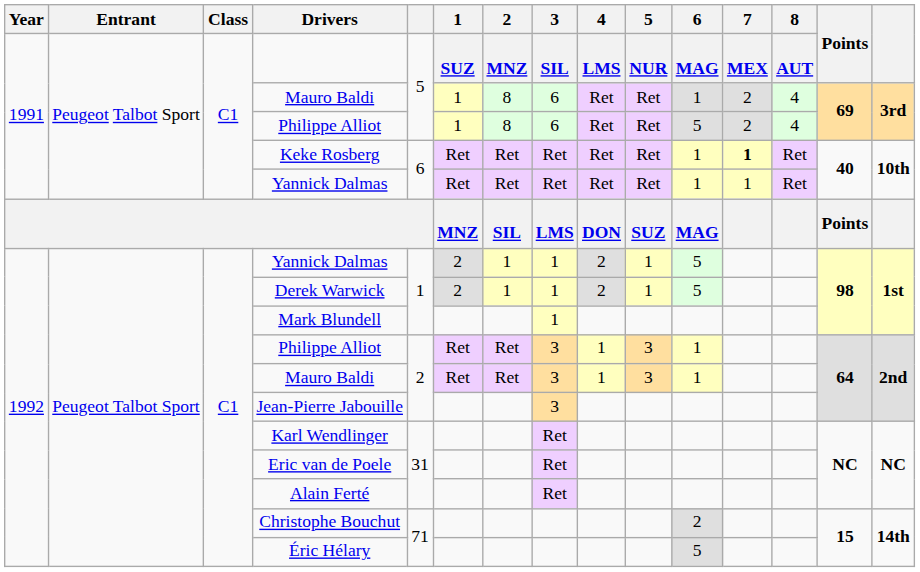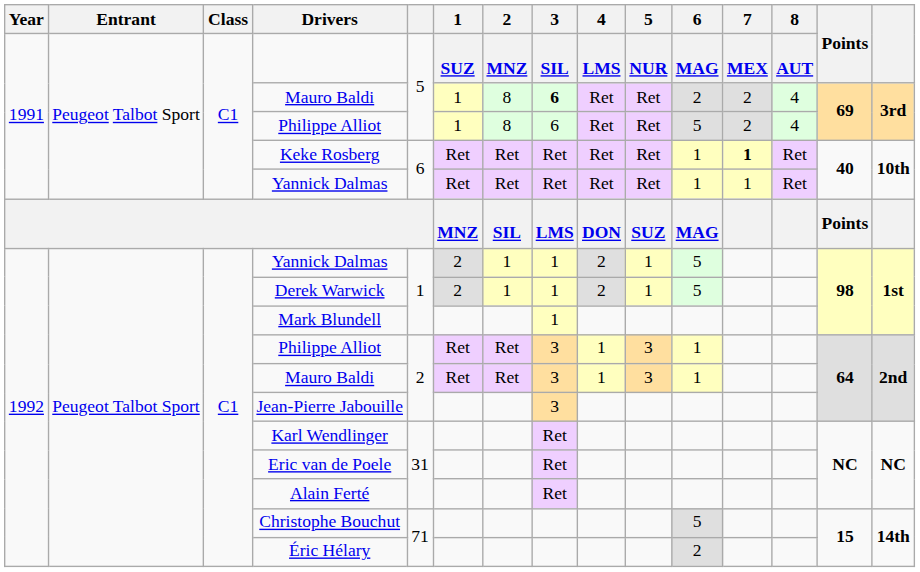(555, 97) normal -> (555, 97) bold
(697, 97) 1 -> (697, 97) 2
(697, 522) 2 -> (697, 522) 5
(697, 551) 5 -> (697, 551) 2
